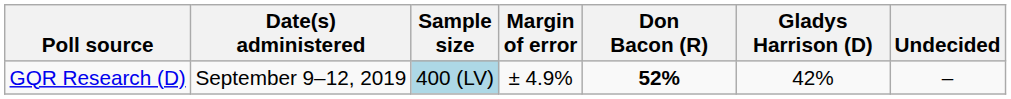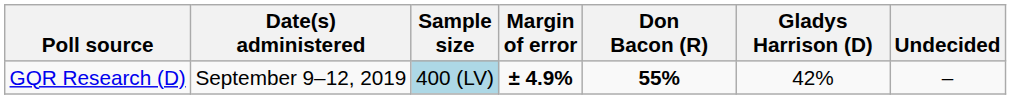(541, 77) normal -> (541, 77) bold
(659, 77) 52% -> (659, 77) 55%
